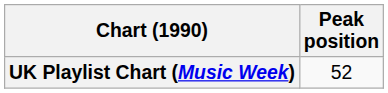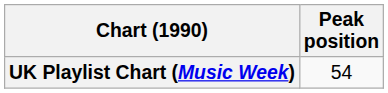(341, 72) 52 -> (341, 72) 54
